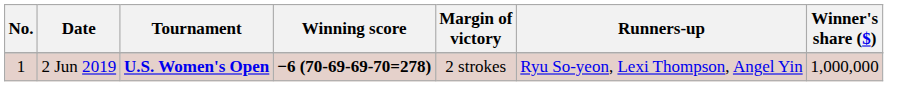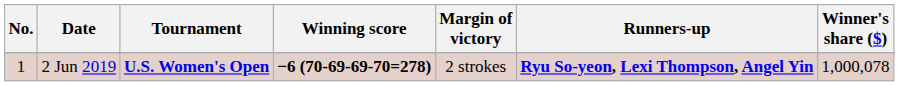(661, 66) normal -> (667, 66) bold
(845, 66) 1,000,000 -> (855, 66) 1,000,078
